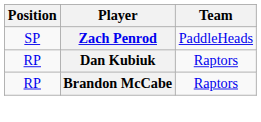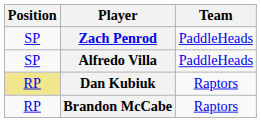+ row: (118, 60)
(32, 60) no background -> (32, 83) khaki background
